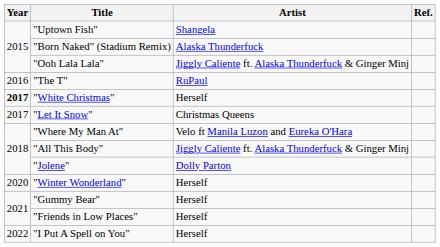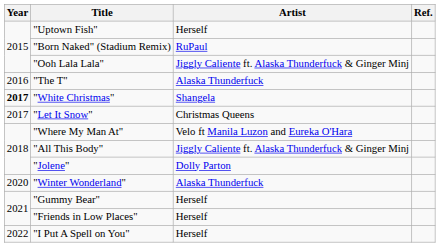(195, 30) Shangela -> (192, 30) Herself
(220, 47) Alaska Thunderfuck -> (192, 47) RuPaul
(192, 81) RuPaul -> (220, 81) Alaska Thunderfuck
(192, 98) Herself -> (195, 98) Shangela
(192, 183) Herself -> (220, 183) Alaska Thunderfuck
